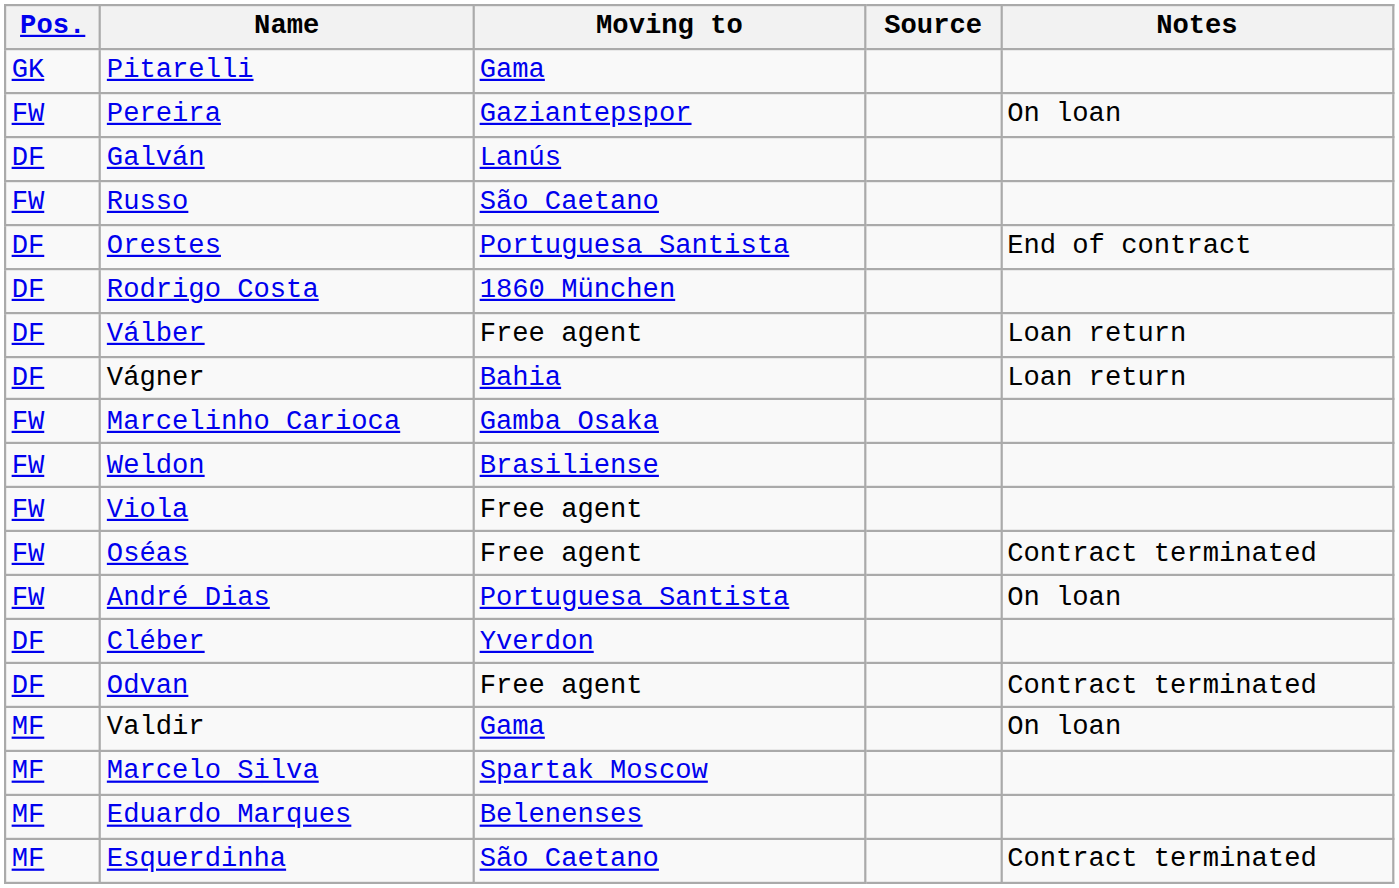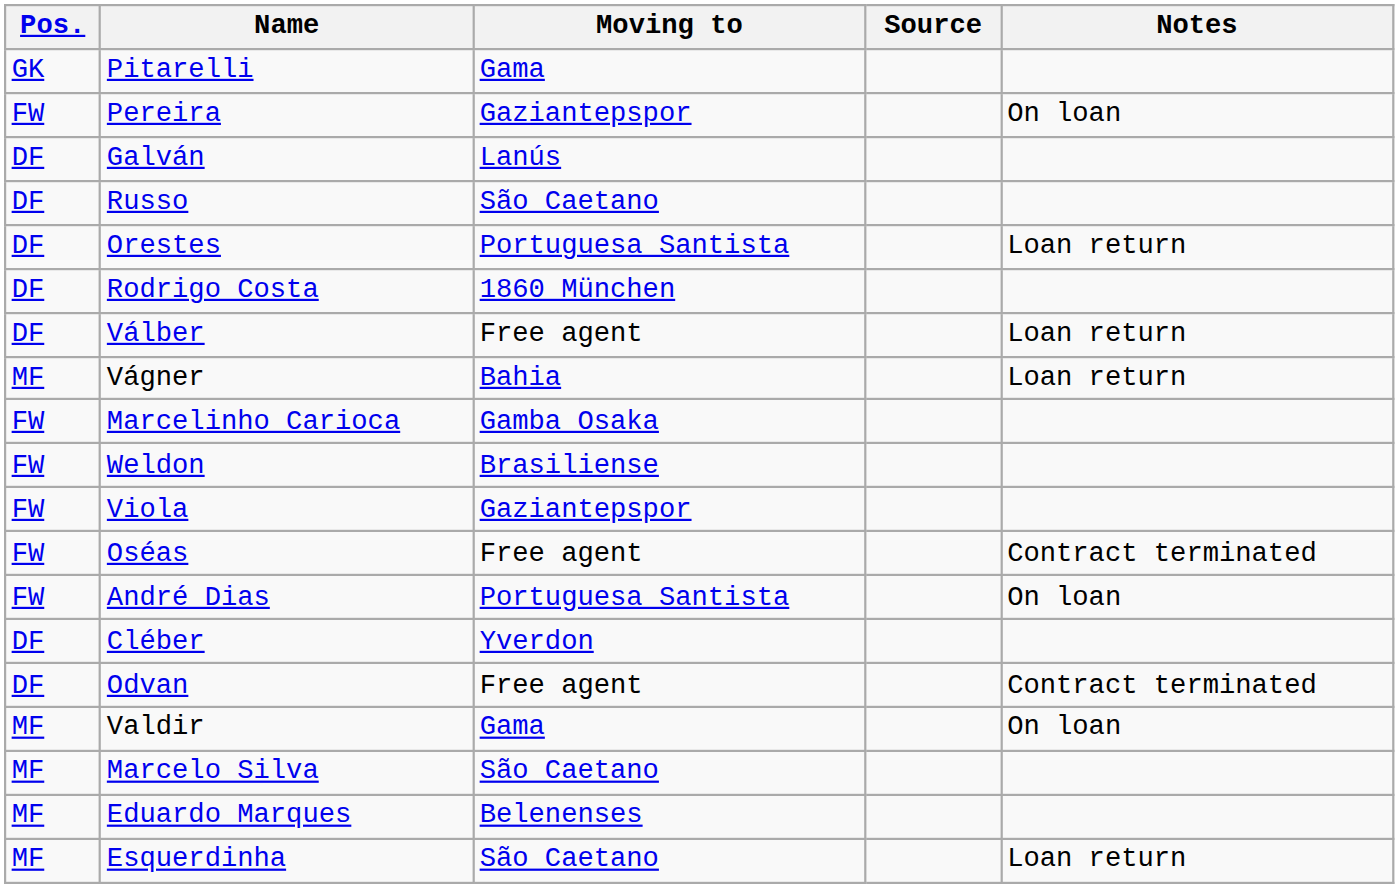(28, 203) FW -> (28, 203) DF
(1129, 247) End of contract -> (1097, 247) Loan return
(28, 378) DF -> (28, 378) MF
(561, 510) Free agent -> (586, 510) Gaziantepspor
(594, 773) Spartak Moscow -> (569, 773) São Caetano
(1162, 861) Contract terminated -> (1097, 861) Loan return
